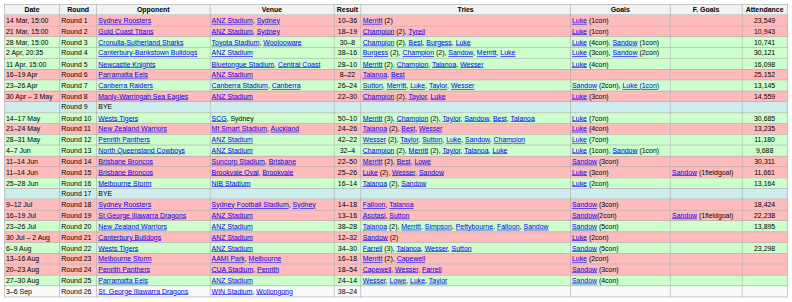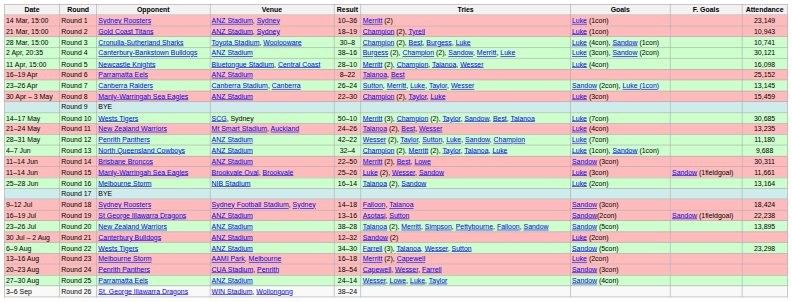(765, 21) 23,549 -> (765, 21) 23,149
(765, 97) 14,559 -> (765, 97) 15,459
(254, 162) Suncorp Stadium, Brisbane -> (232, 162) ANZ Stadium
(126, 172) Brisbane Broncos -> (143, 172) Manly-Warringah Sea Eagles
